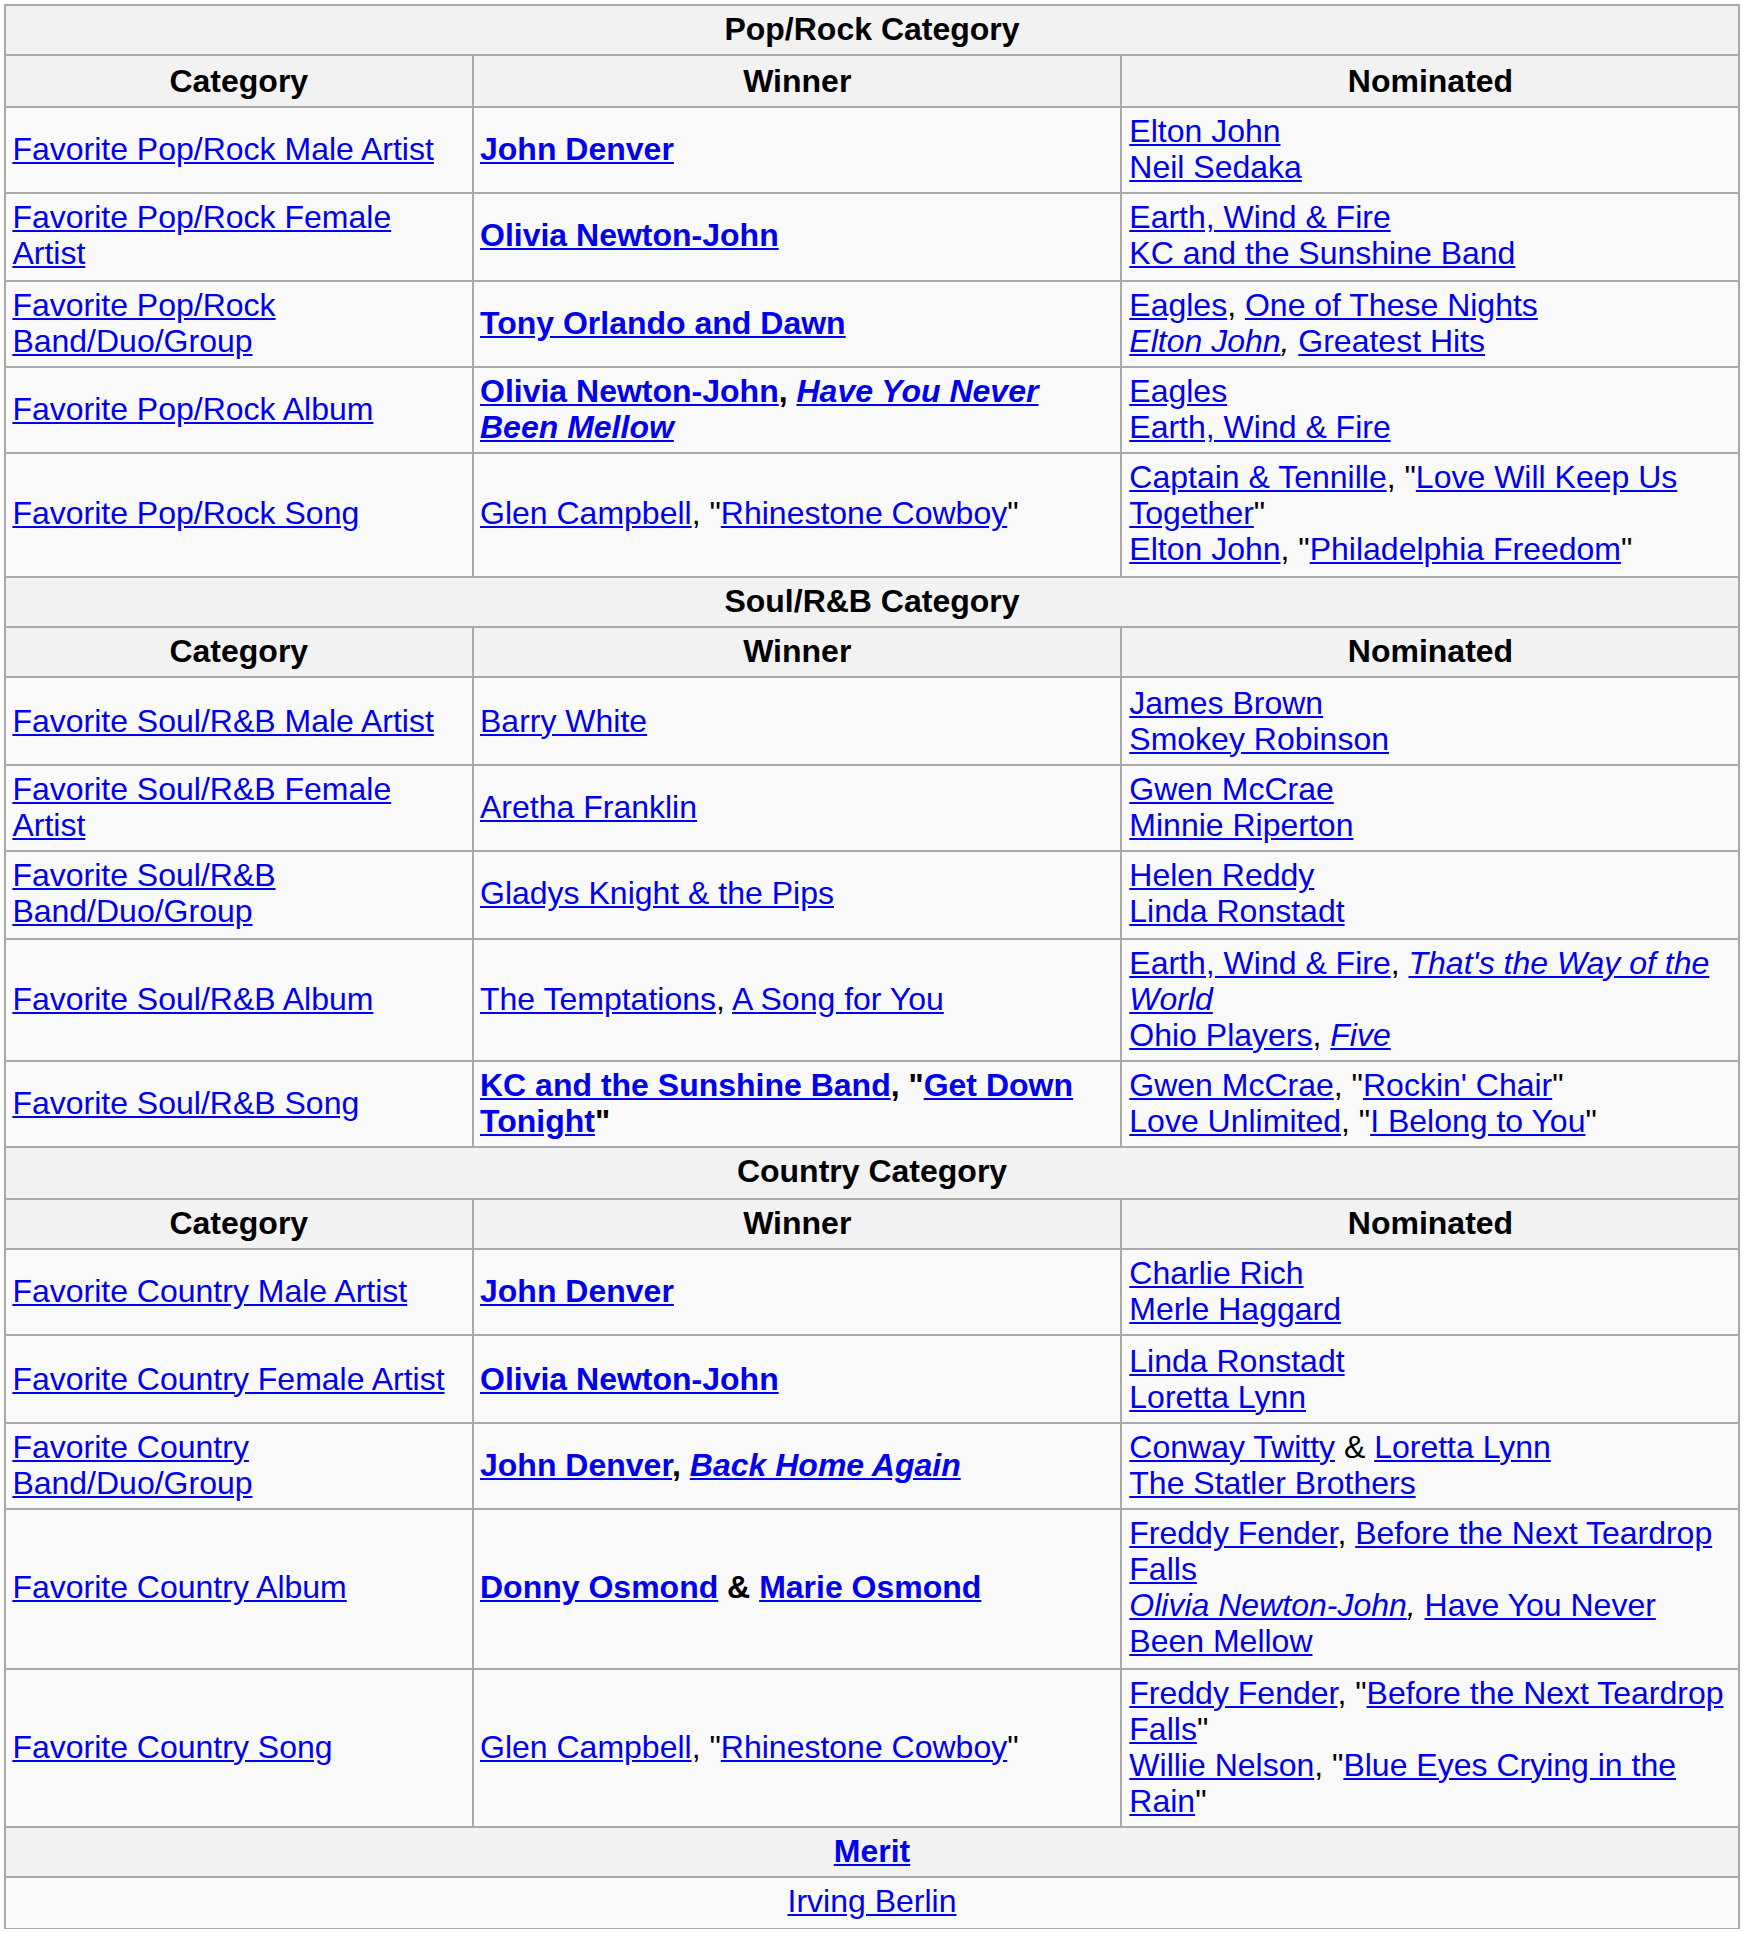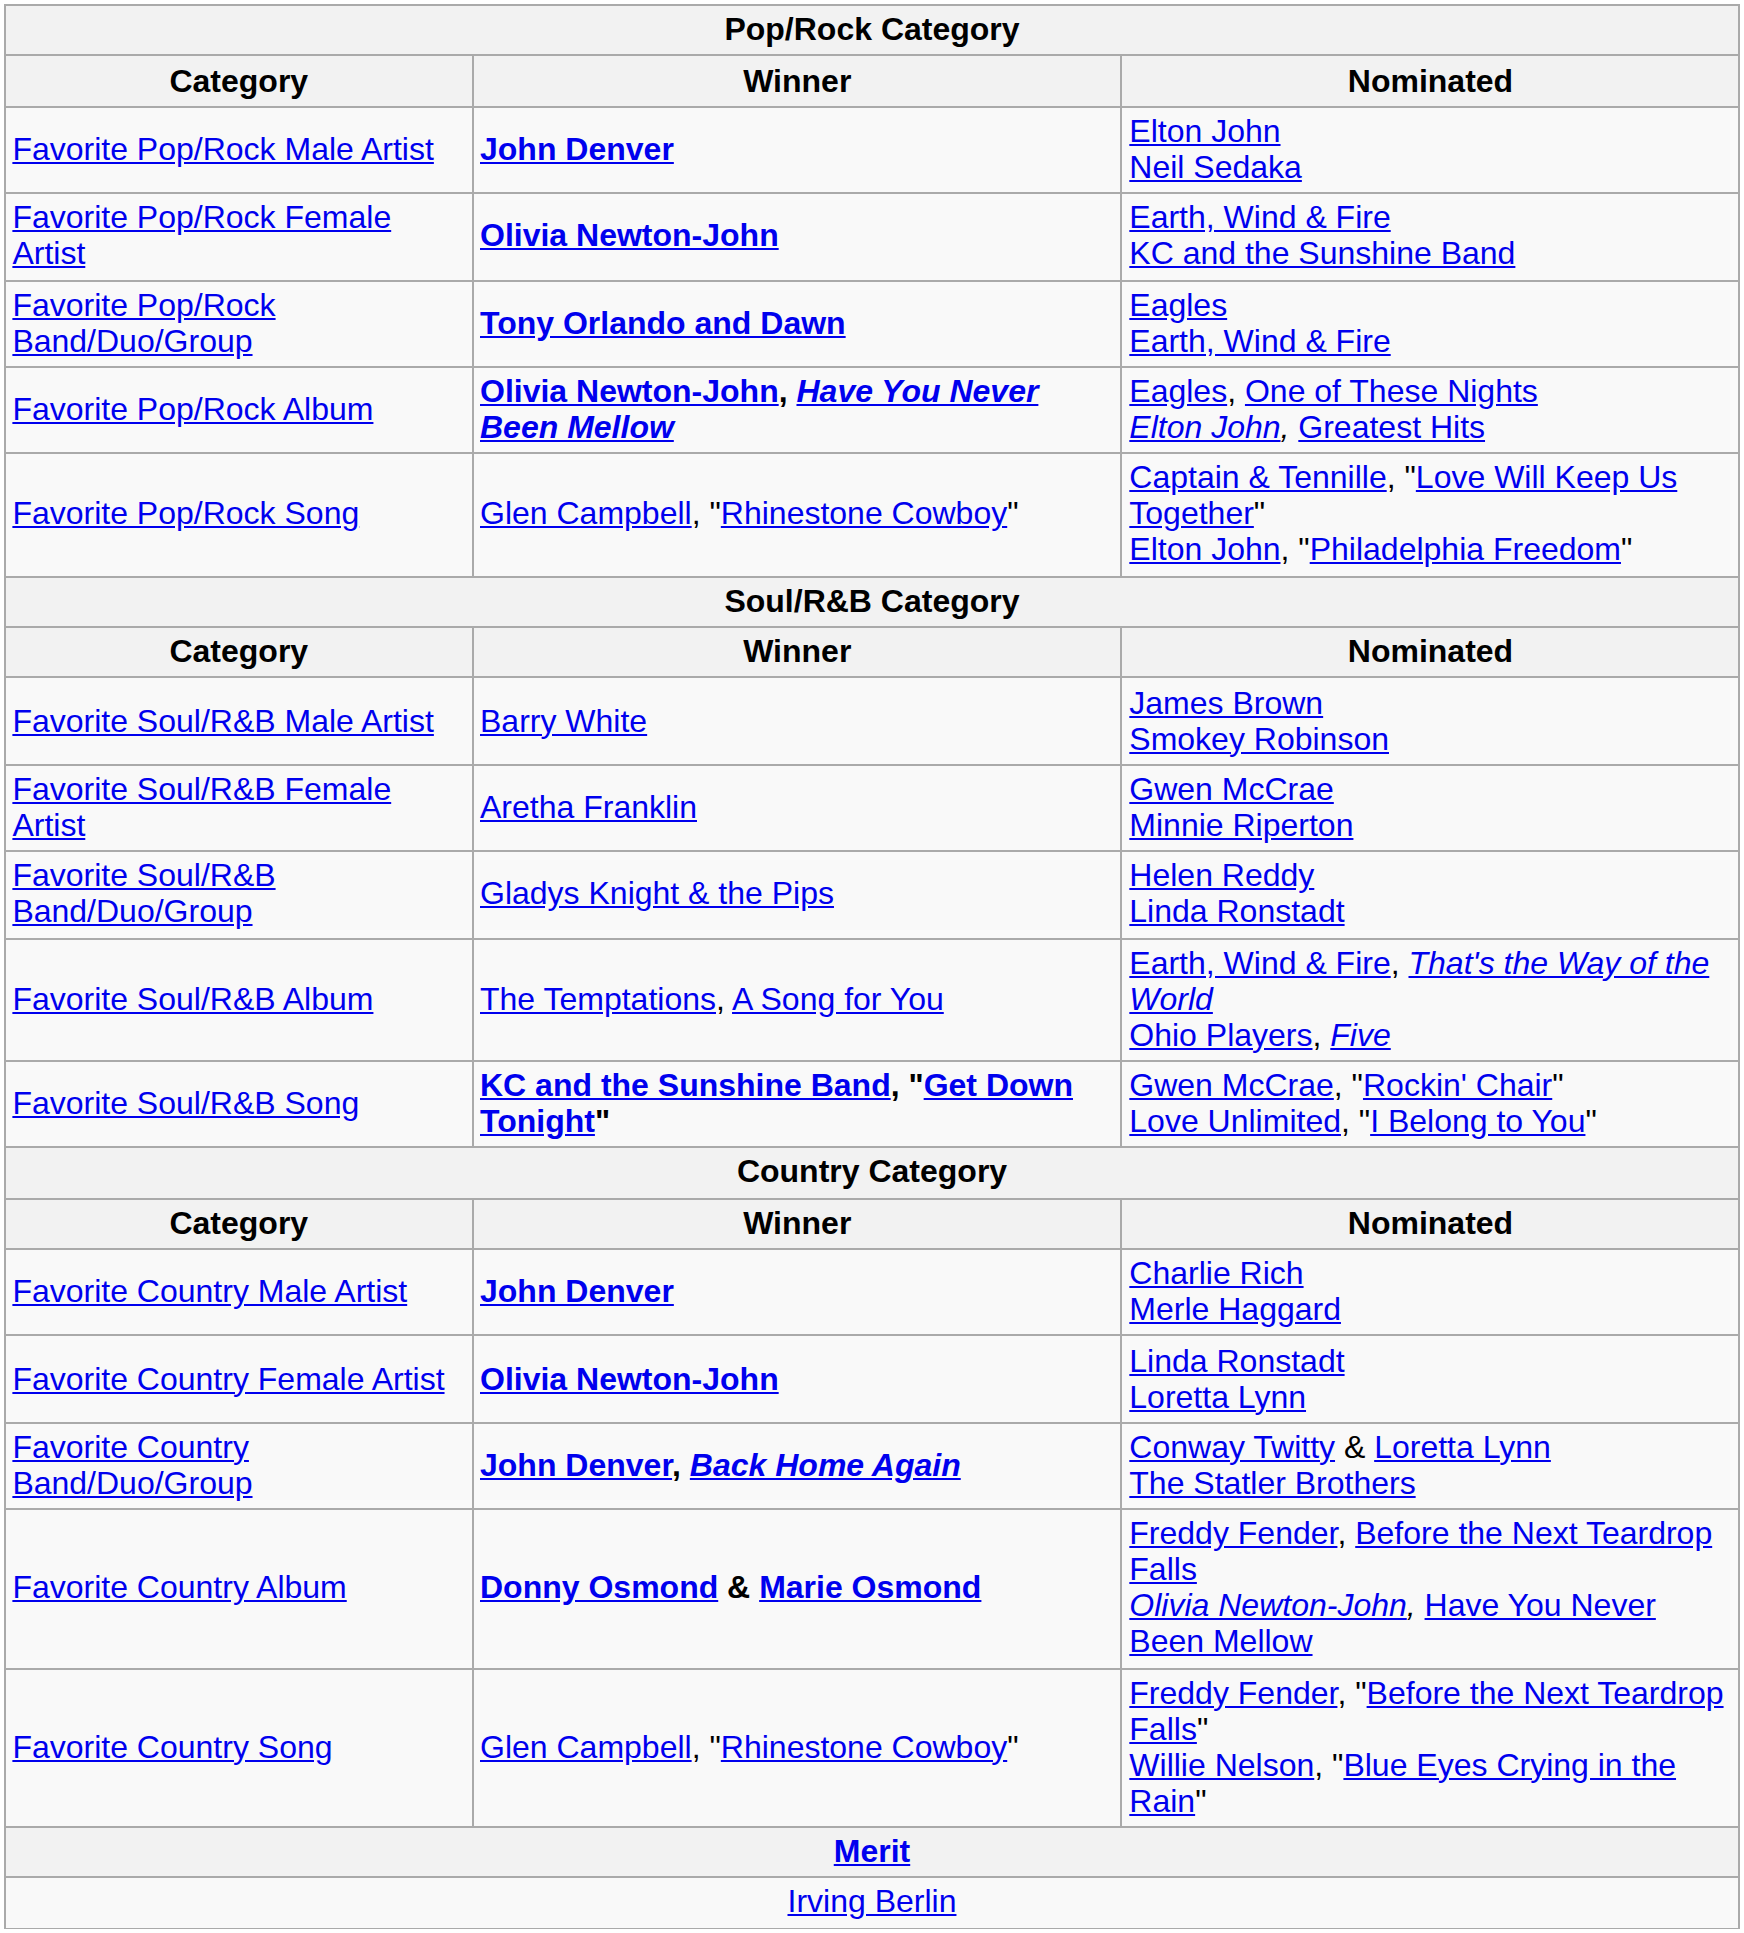(1334, 322) Eagles, One of These Nights Elton John, Greatest Hits -> (1260, 322) Eagles Earth, Wind & Fire
(1260, 409) Eagles Earth, Wind & Fire -> (1334, 409) Eagles, One of These Nights Elton John, Greatest Hits
